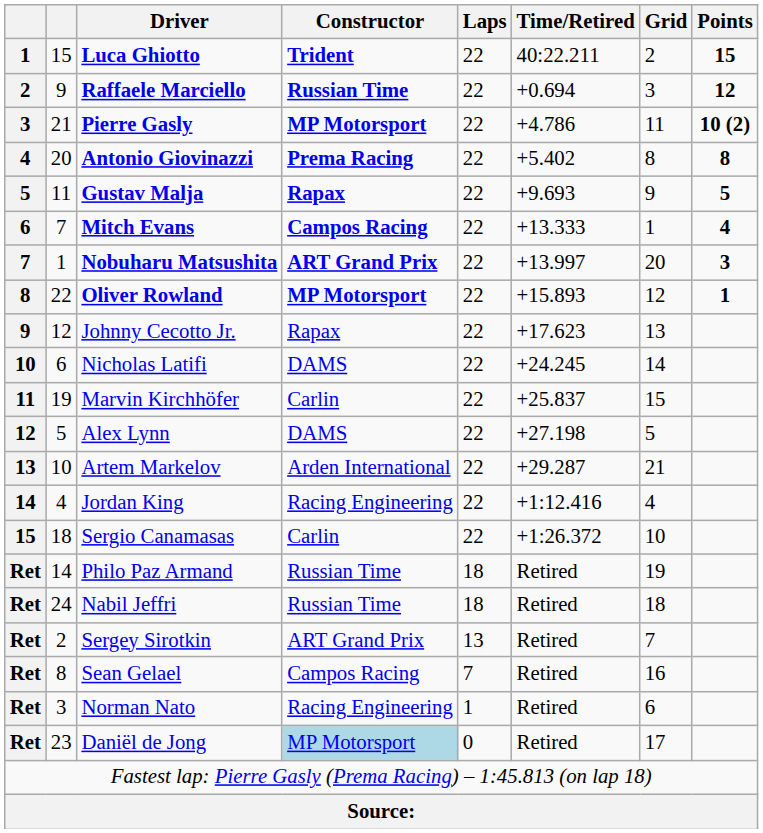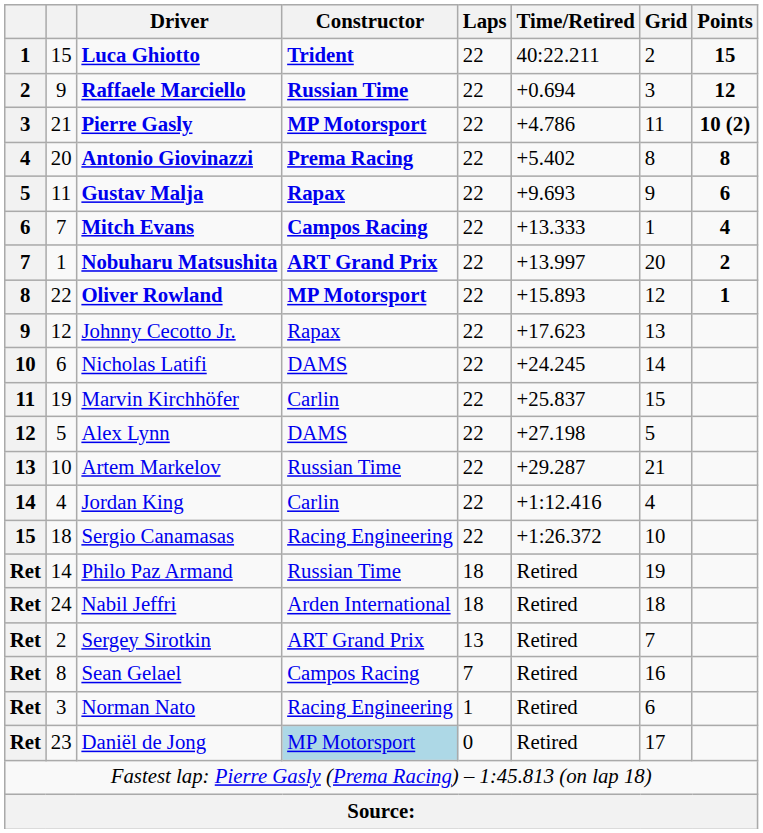(725, 192) 5 -> (725, 192) 6
(725, 261) 3 -> (725, 261) 2
(369, 467) Arden International -> (344, 467) Russian Time
(370, 501) Racing Engineering -> (313, 501) Carlin
(313, 536) Carlin -> (370, 536) Racing Engineering
(344, 604) Russian Time -> (369, 604) Arden International
